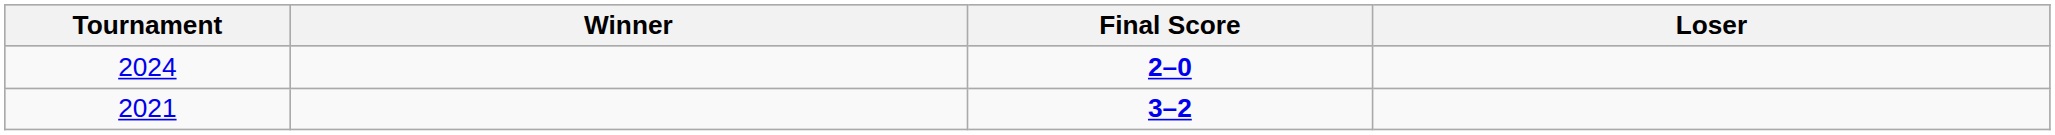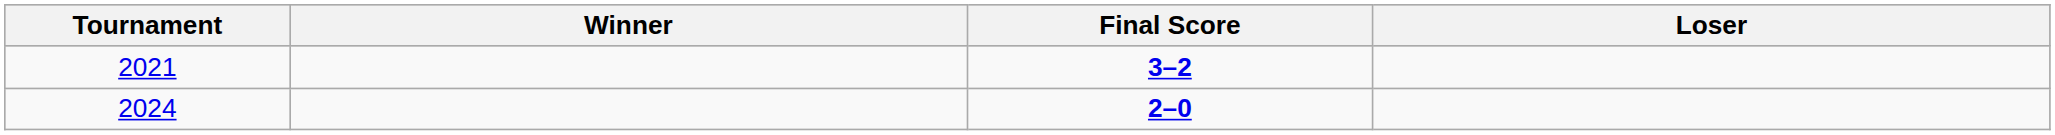rows swapped: (147, 108) <-> (147, 66)
